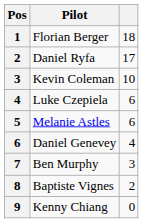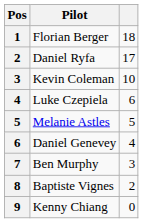(132, 121) 6 -> (132, 121) 5
